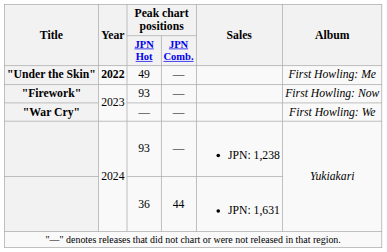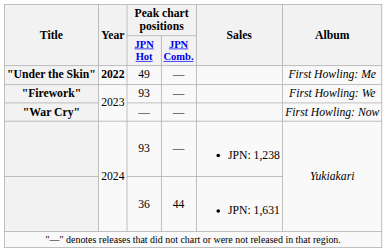(332, 93) First Howling: Now -> (332, 93) First Howling: We
(332, 112) First Howling: We -> (332, 112) First Howling: Now
